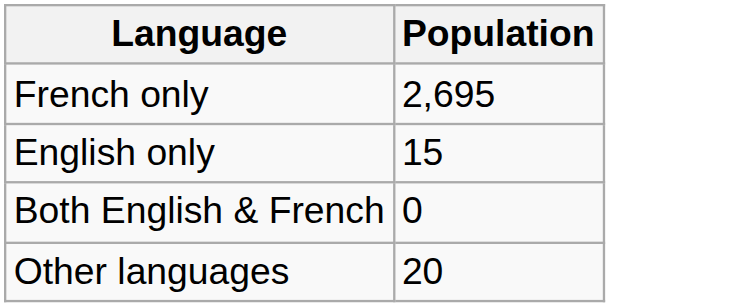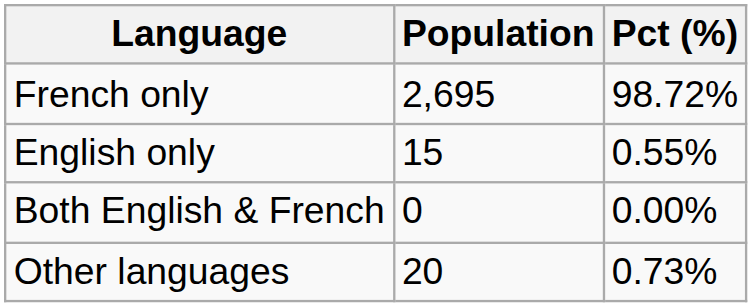+ column: (675, 34)
